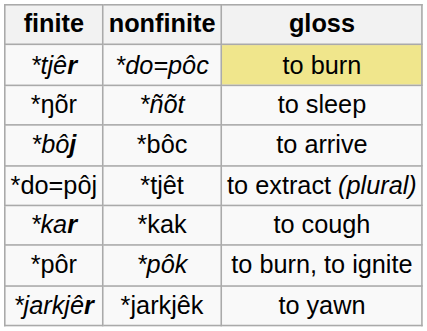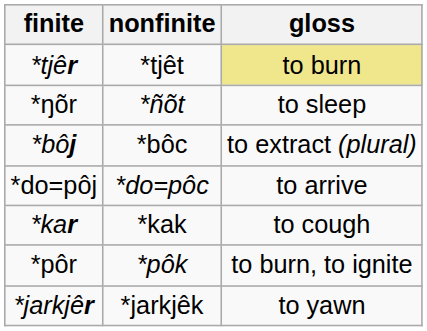(162, 64) *do=pôc -> (162, 64) *tjêt
(322, 144) to arrive -> (322, 144) to extract (plural)
(162, 184) *tjêt -> (162, 184) *do=pôc
(322, 184) to extract (plural) -> (322, 184) to arrive
